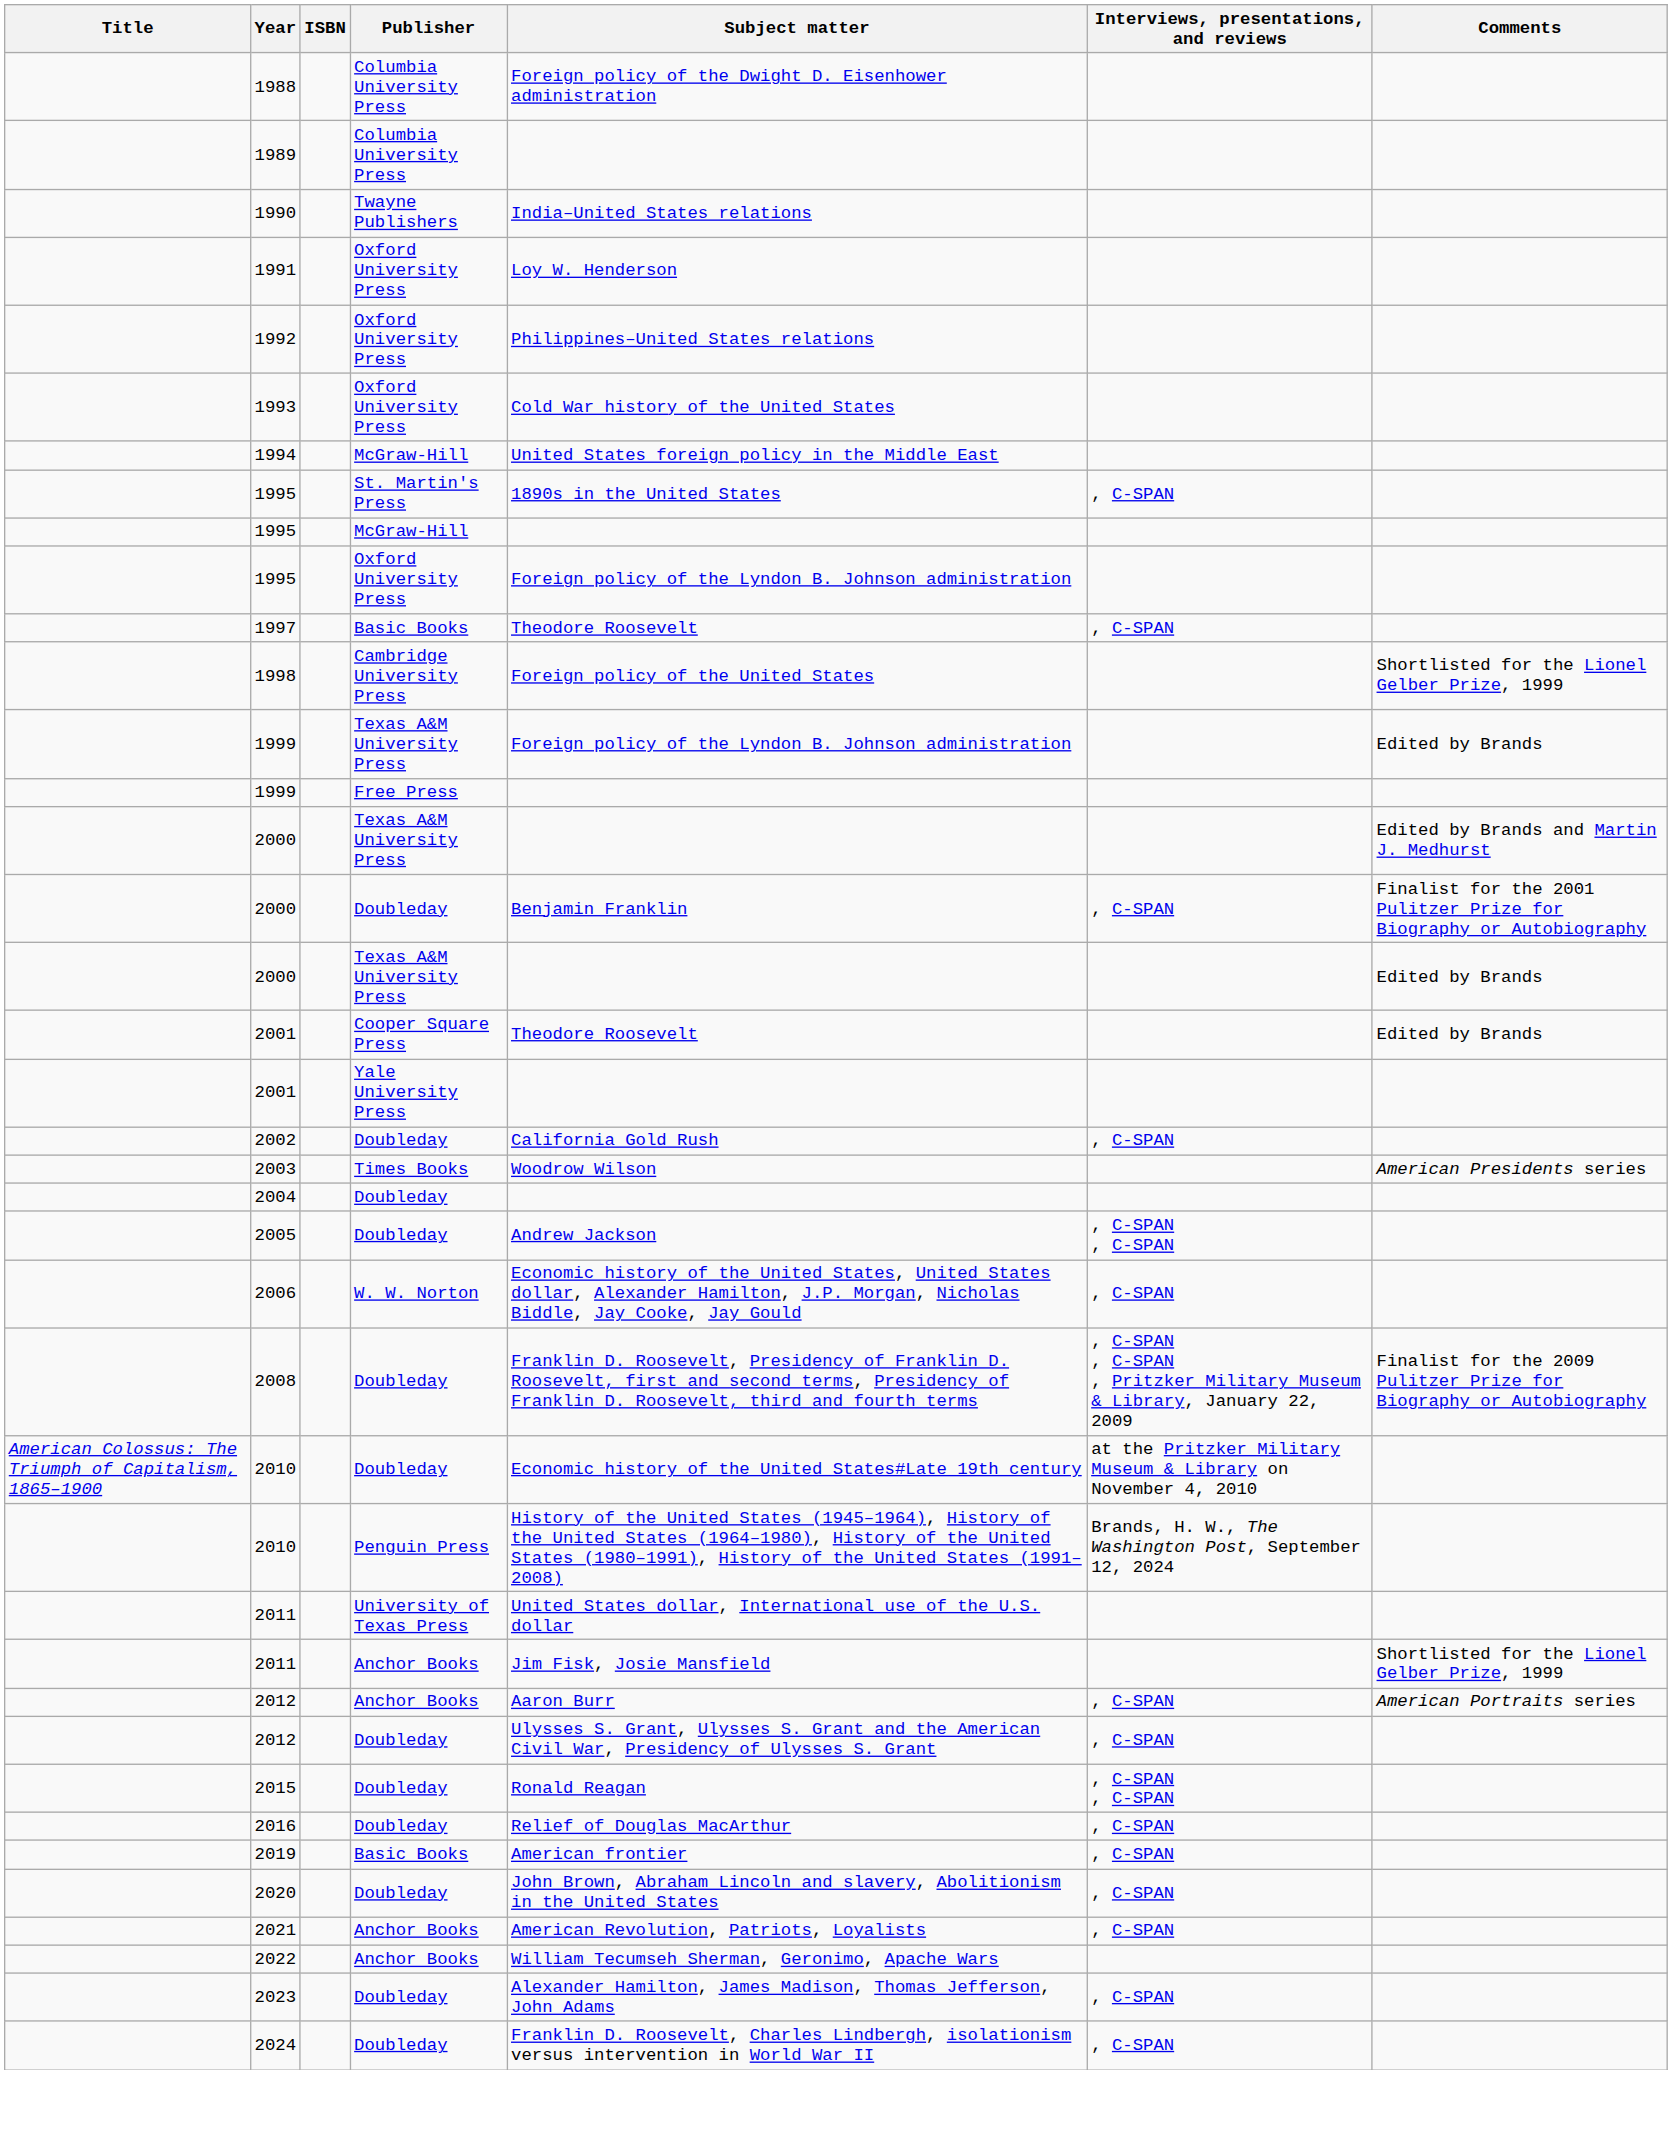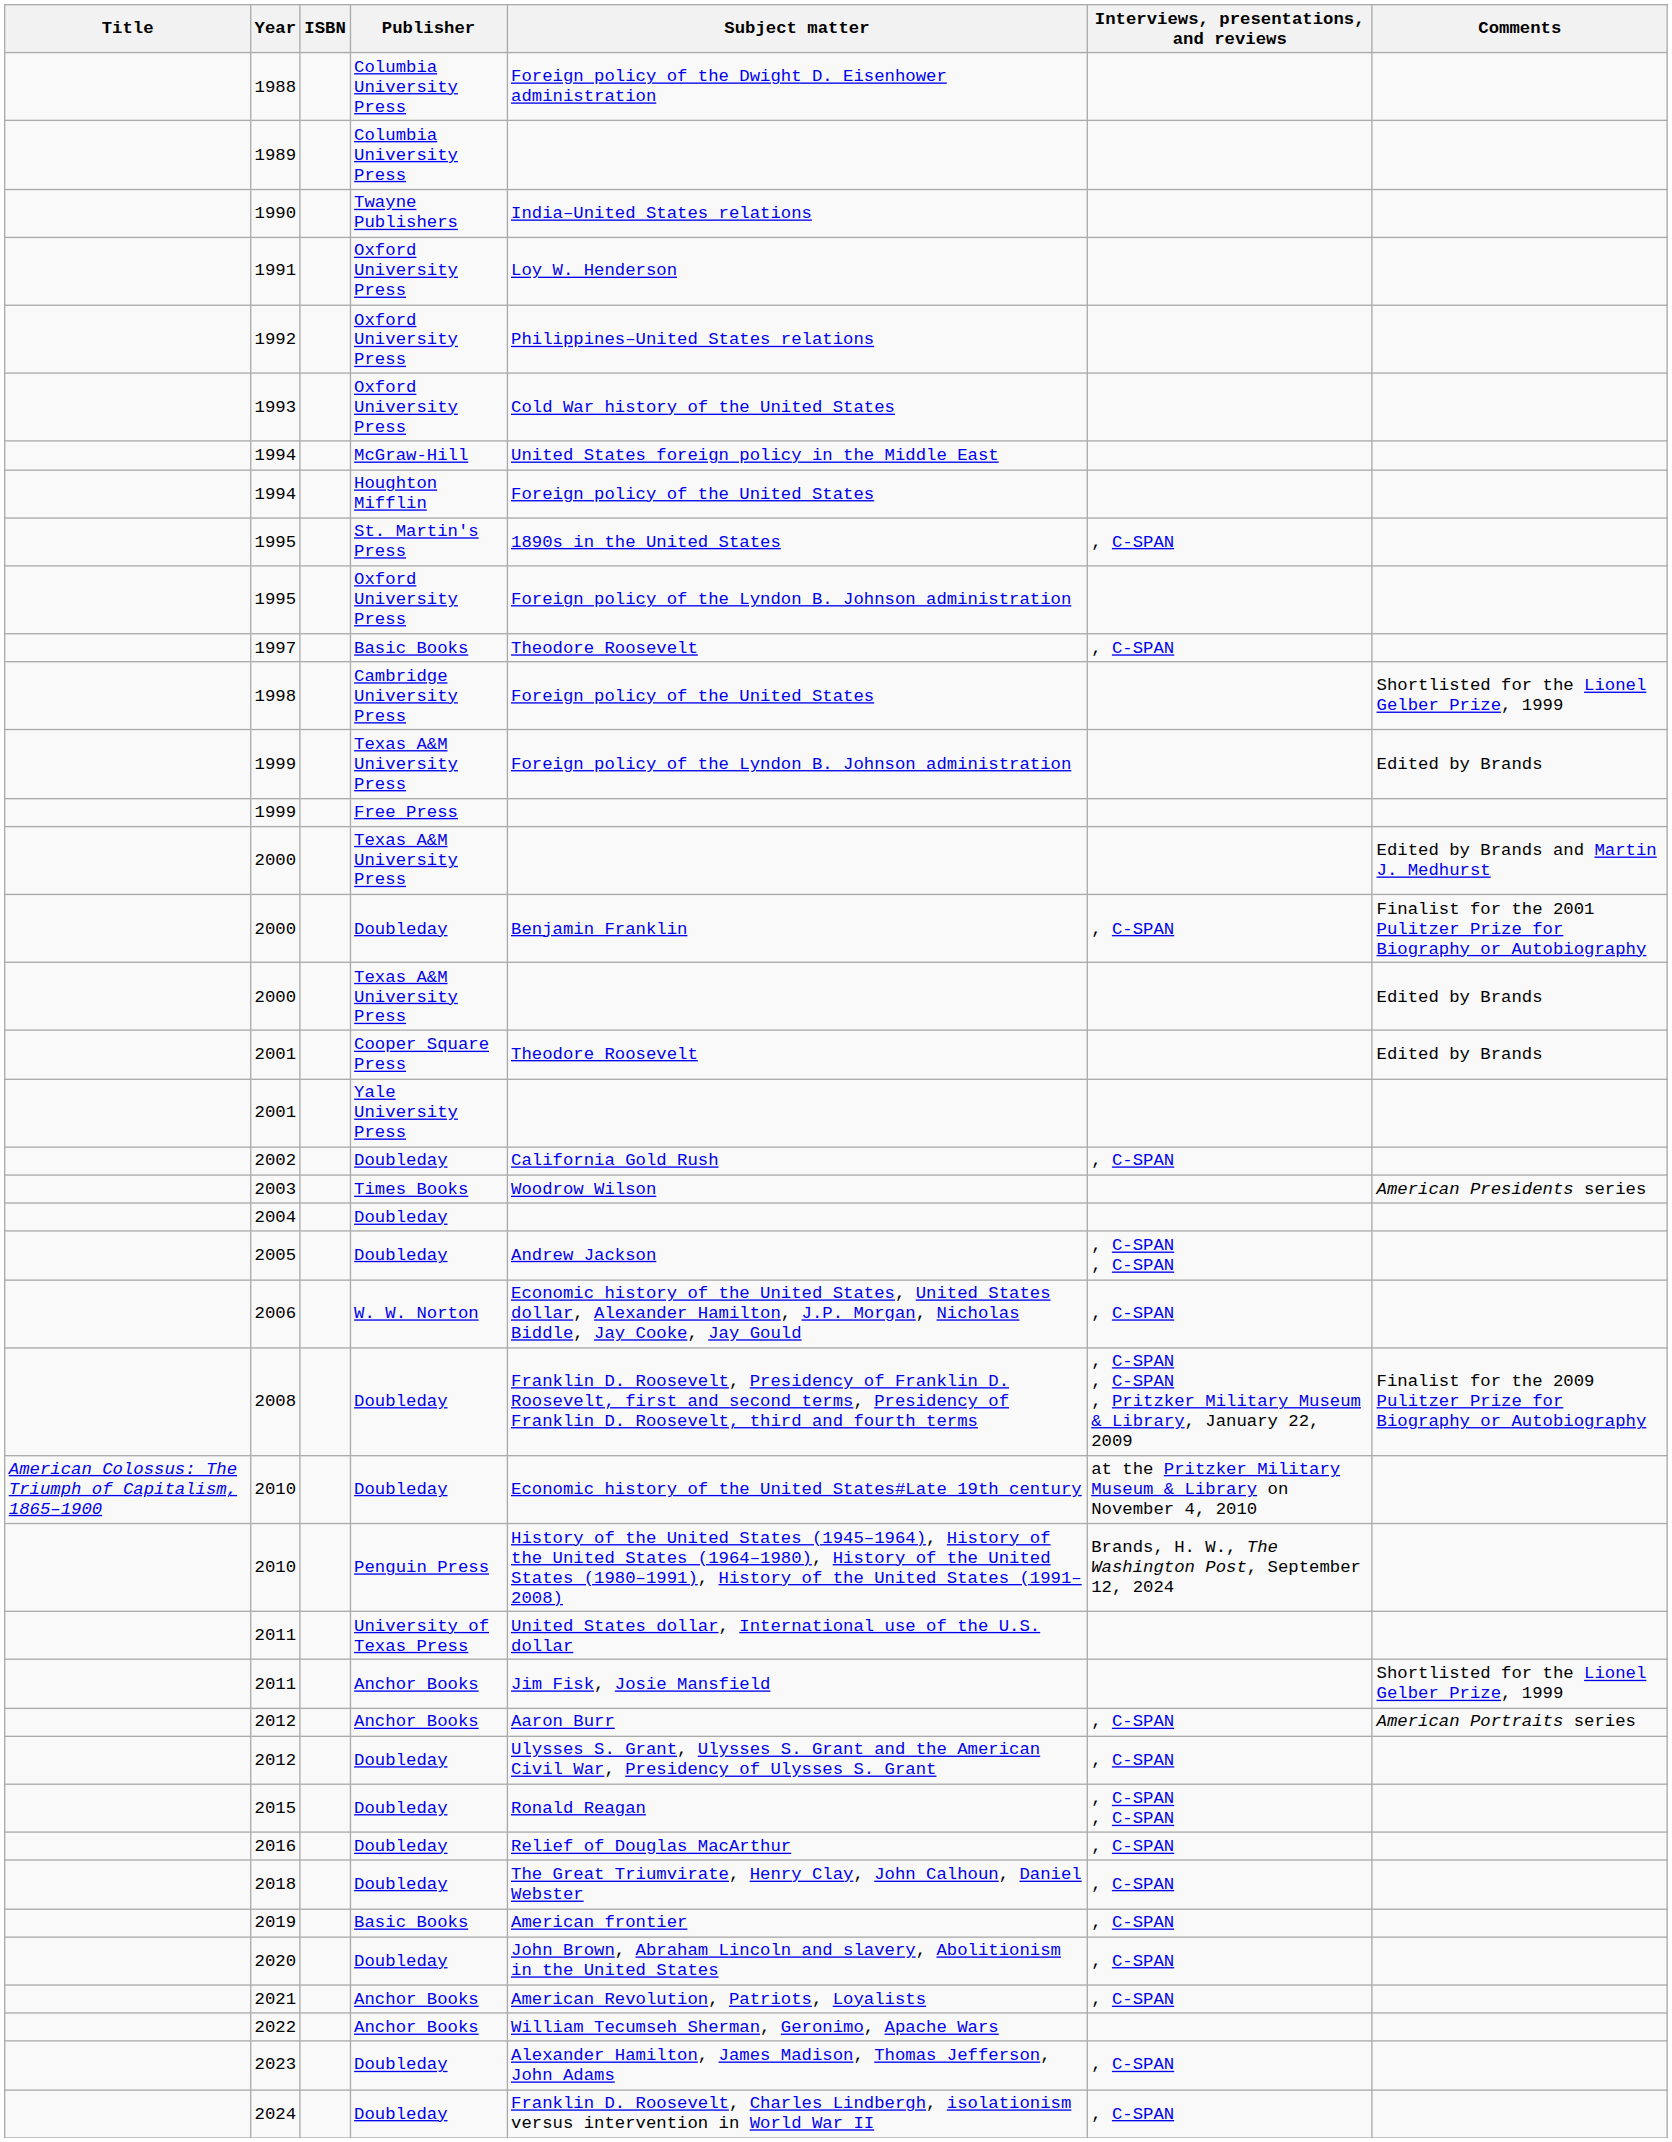+ row: (275, 494)
- row: (275, 532)
+ row: (275, 1885)
